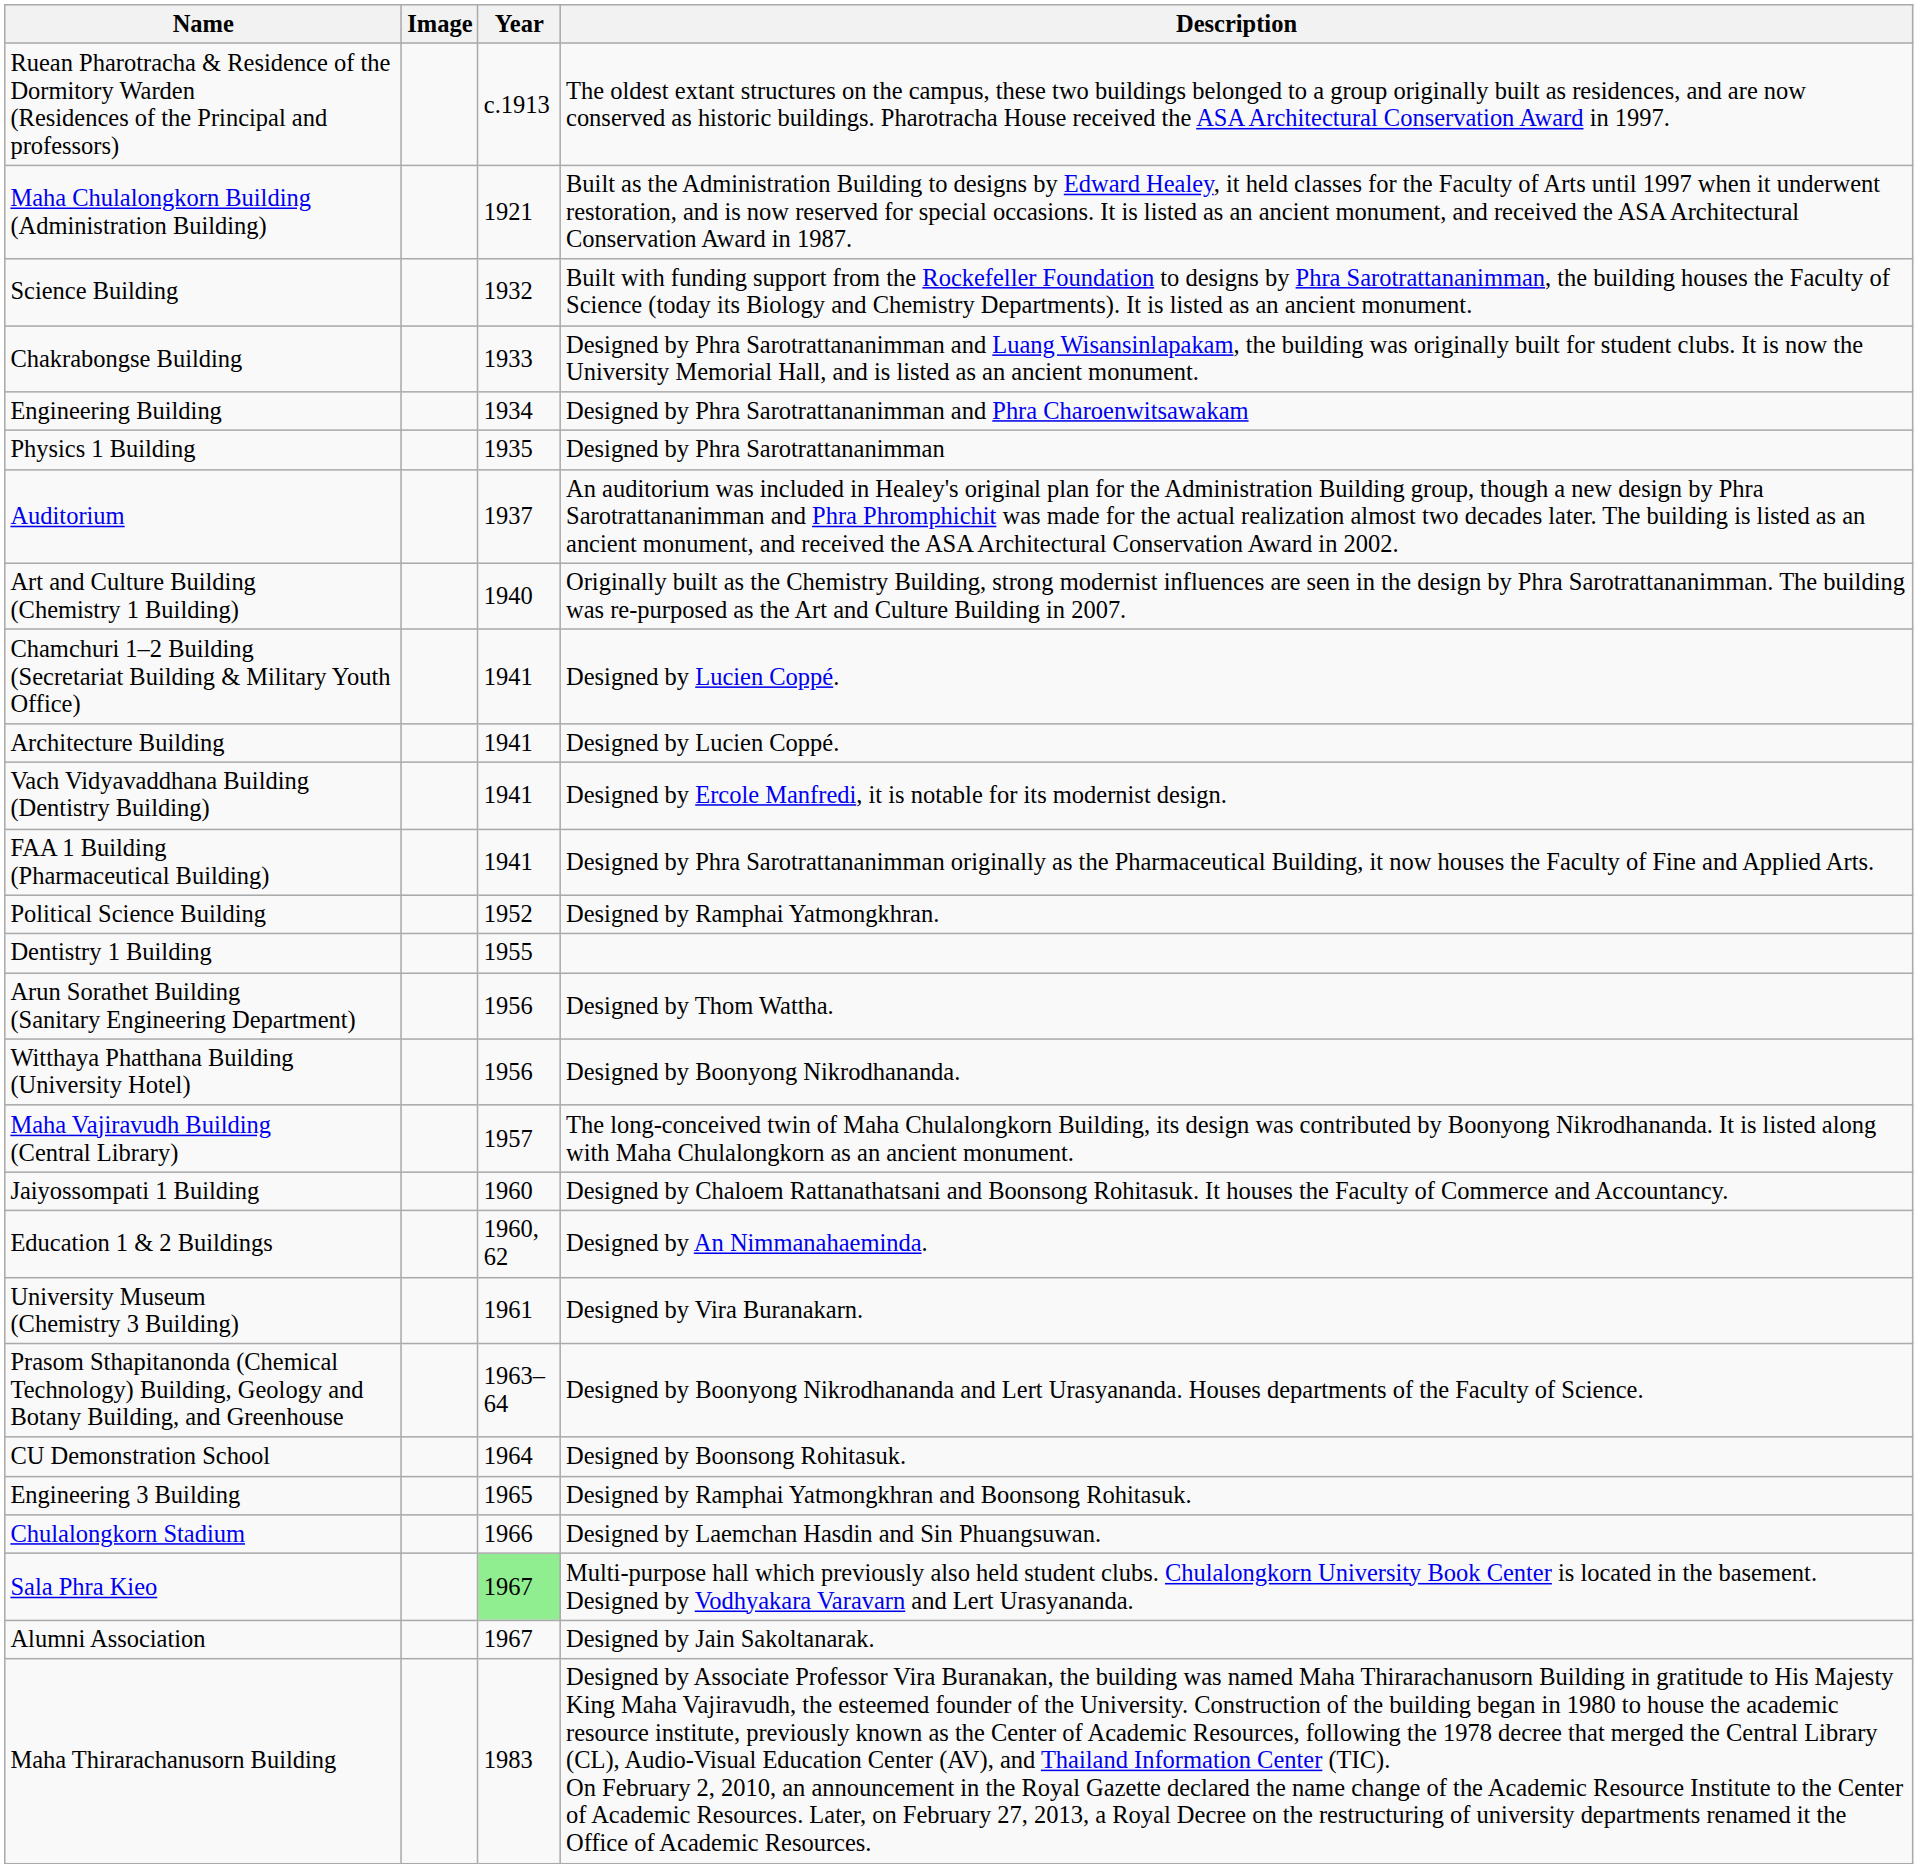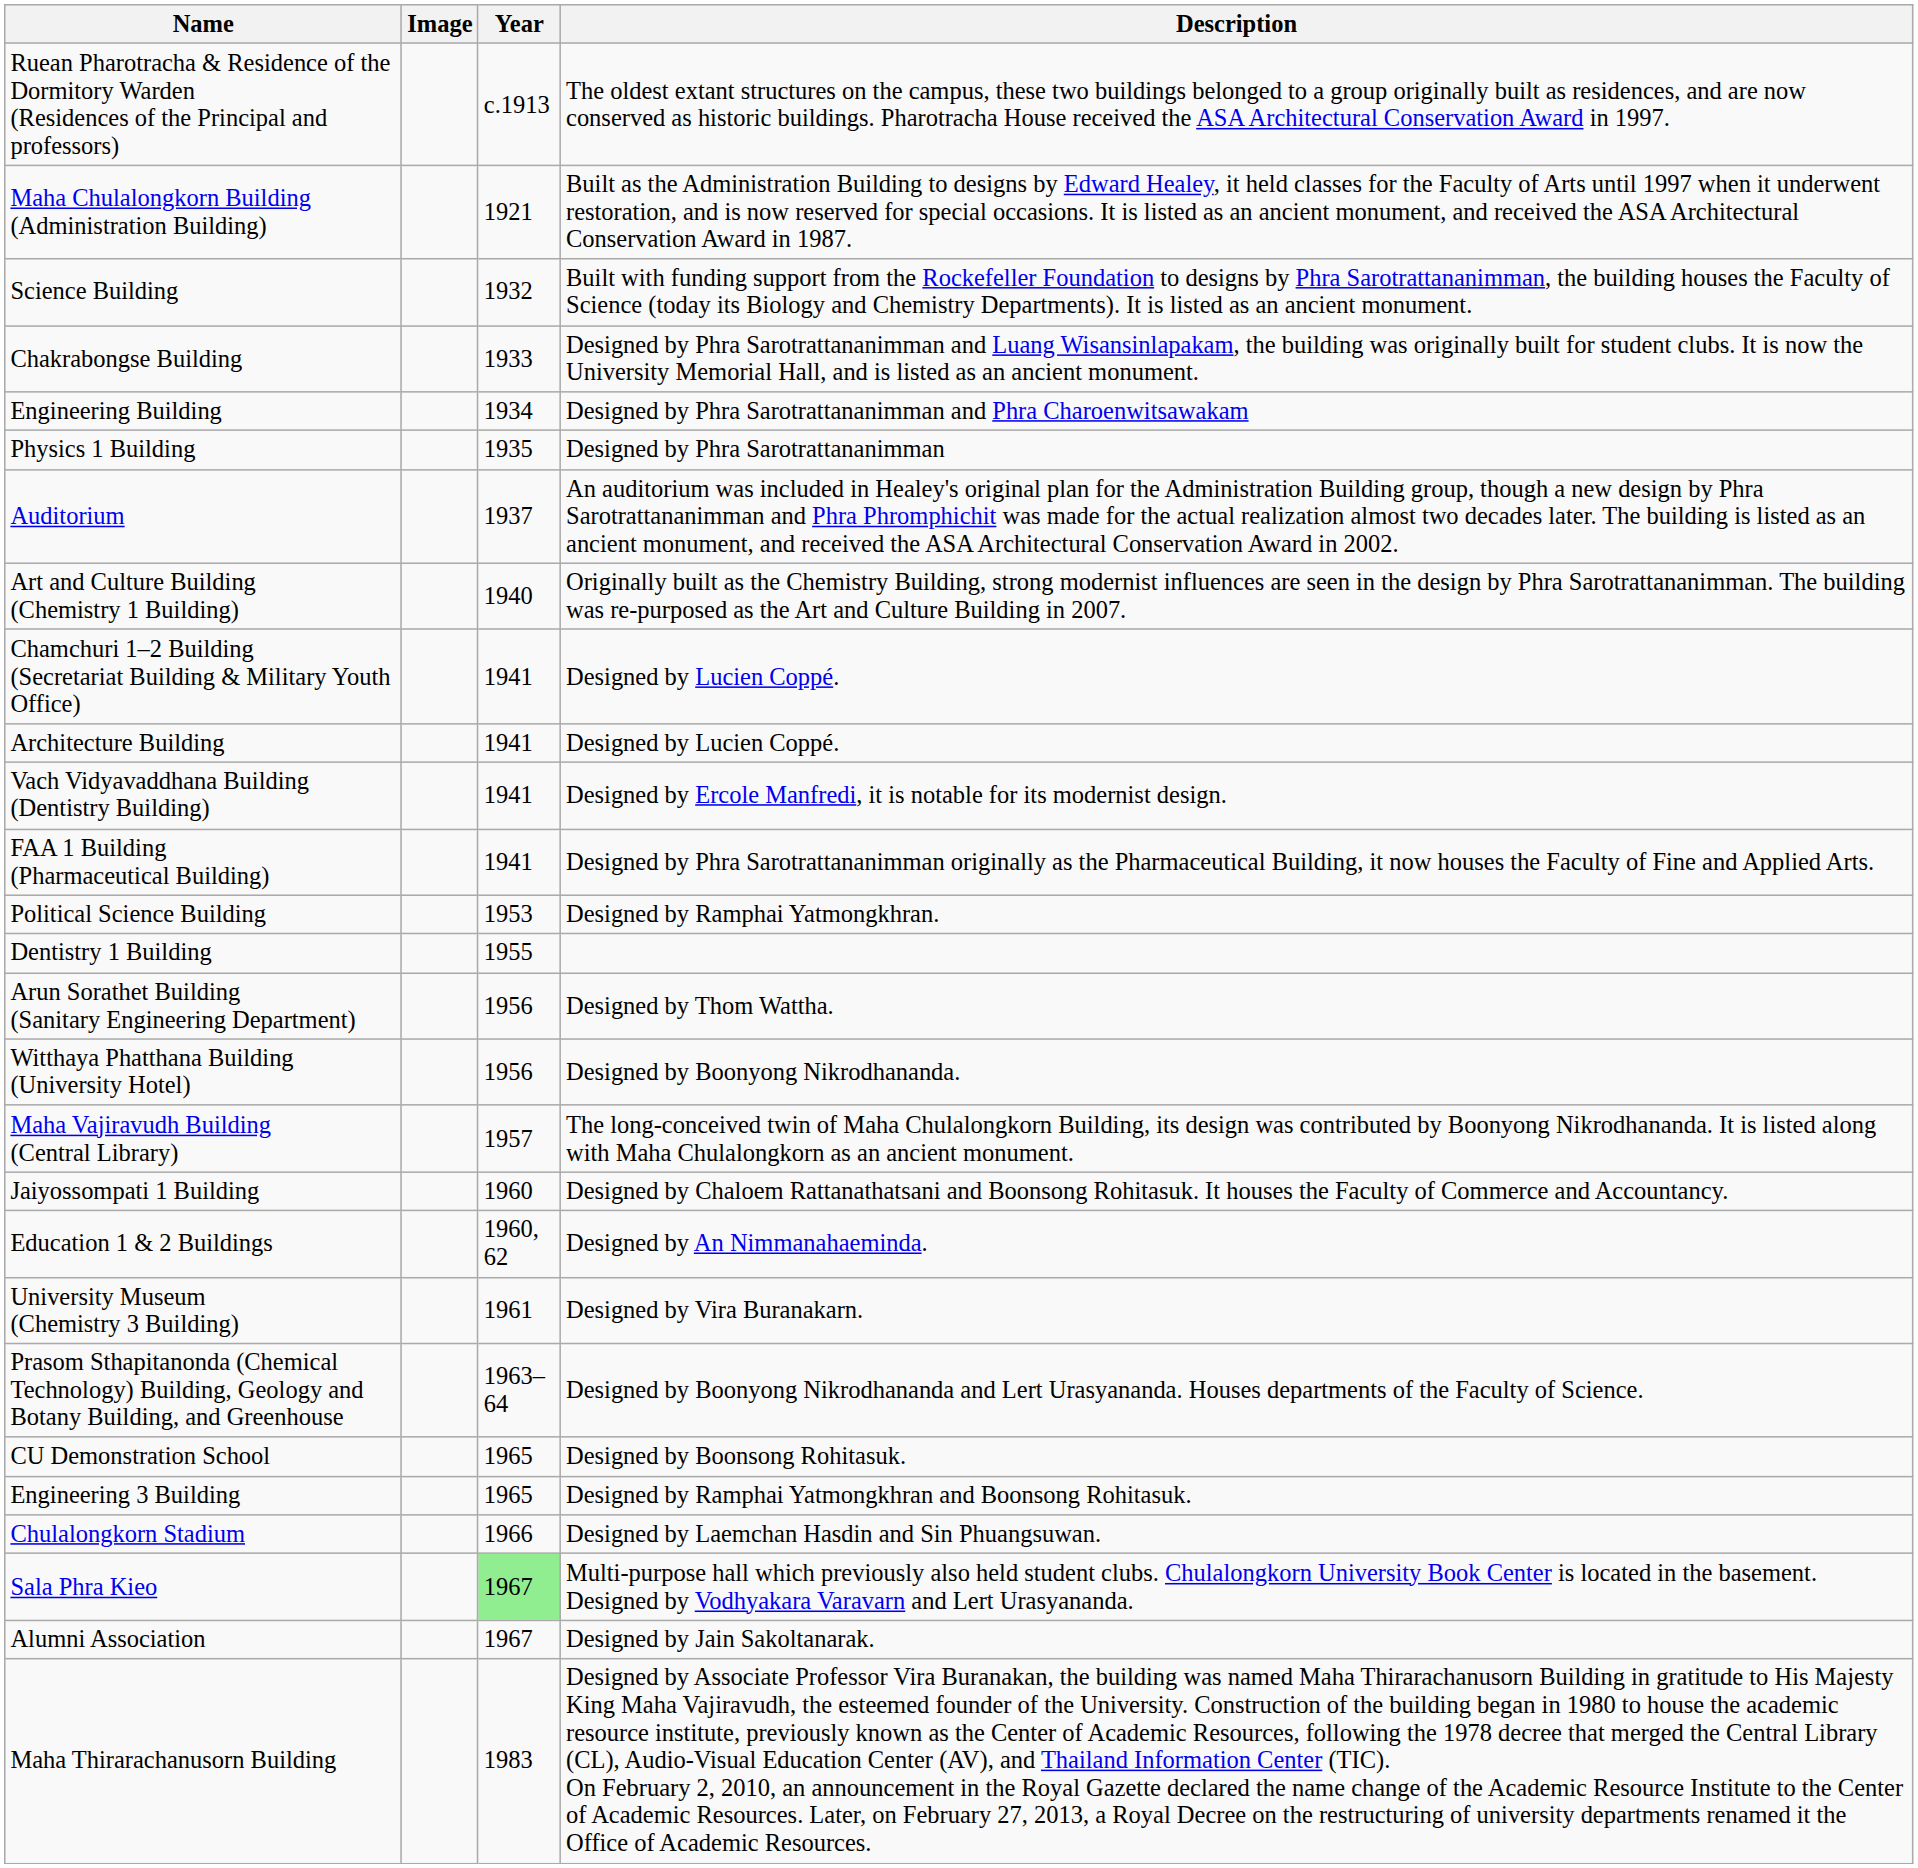(508, 914) 1952 -> (508, 914) 1953
(508, 1456) 1964 -> (508, 1456) 1965
